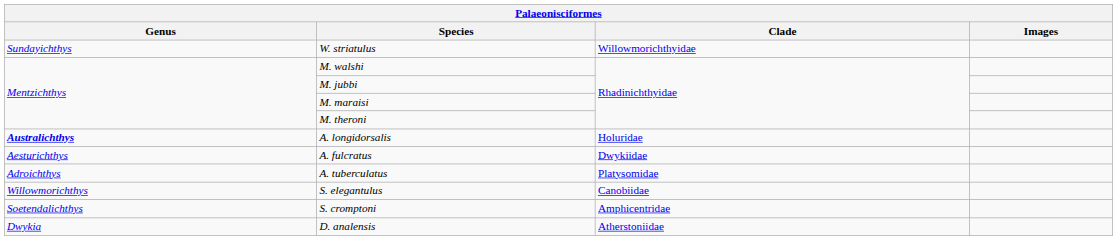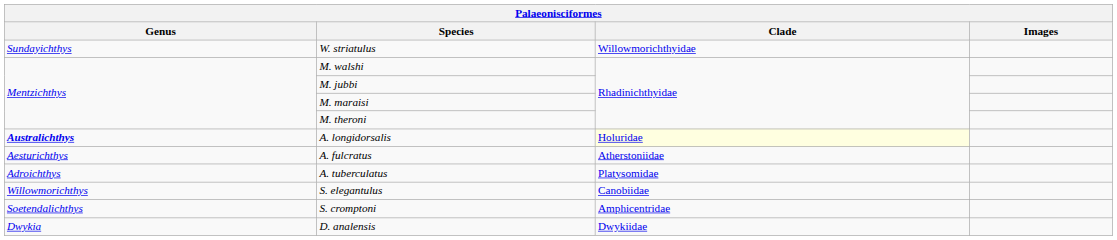(620, 137) no background -> (620, 137) lightyellow background
(623, 155) Dwykiidae -> (631, 155) Atherstoniidae
(631, 226) Atherstoniidae -> (623, 226) Dwykiidae
